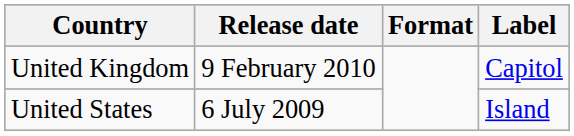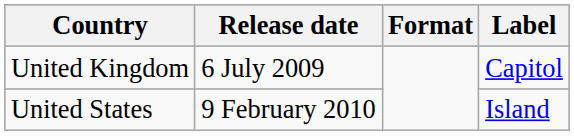(289, 67) 9 February 2010 -> (263, 67) 6 July 2009
(263, 109) 6 July 2009 -> (289, 109) 9 February 2010
